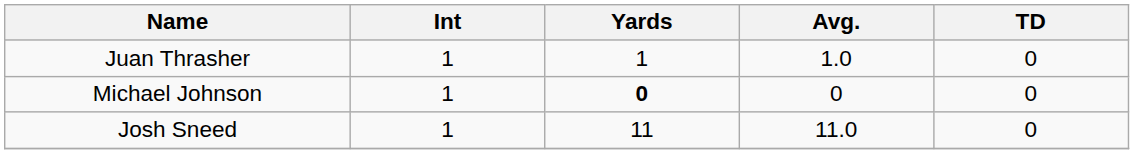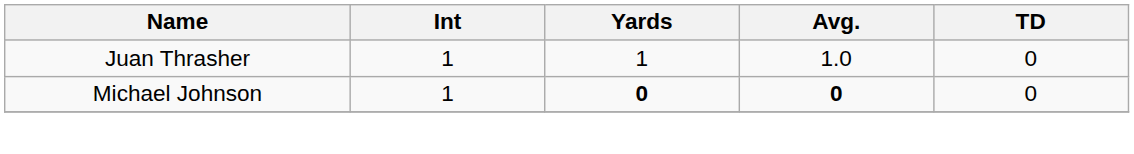(836, 93) normal -> (836, 93) bold
- row: (177, 129)
